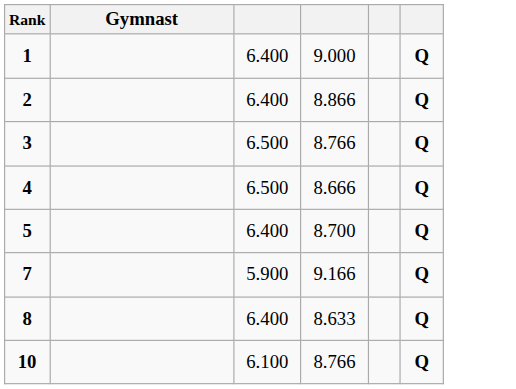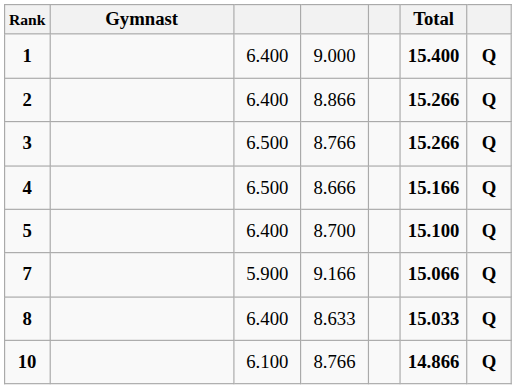+ column: (434, 19)
